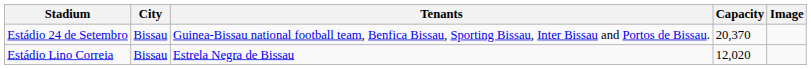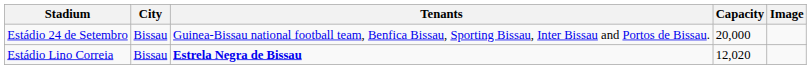(733, 34) 20,370 -> (733, 34) 20,000
(234, 54) normal -> (237, 54) bold
